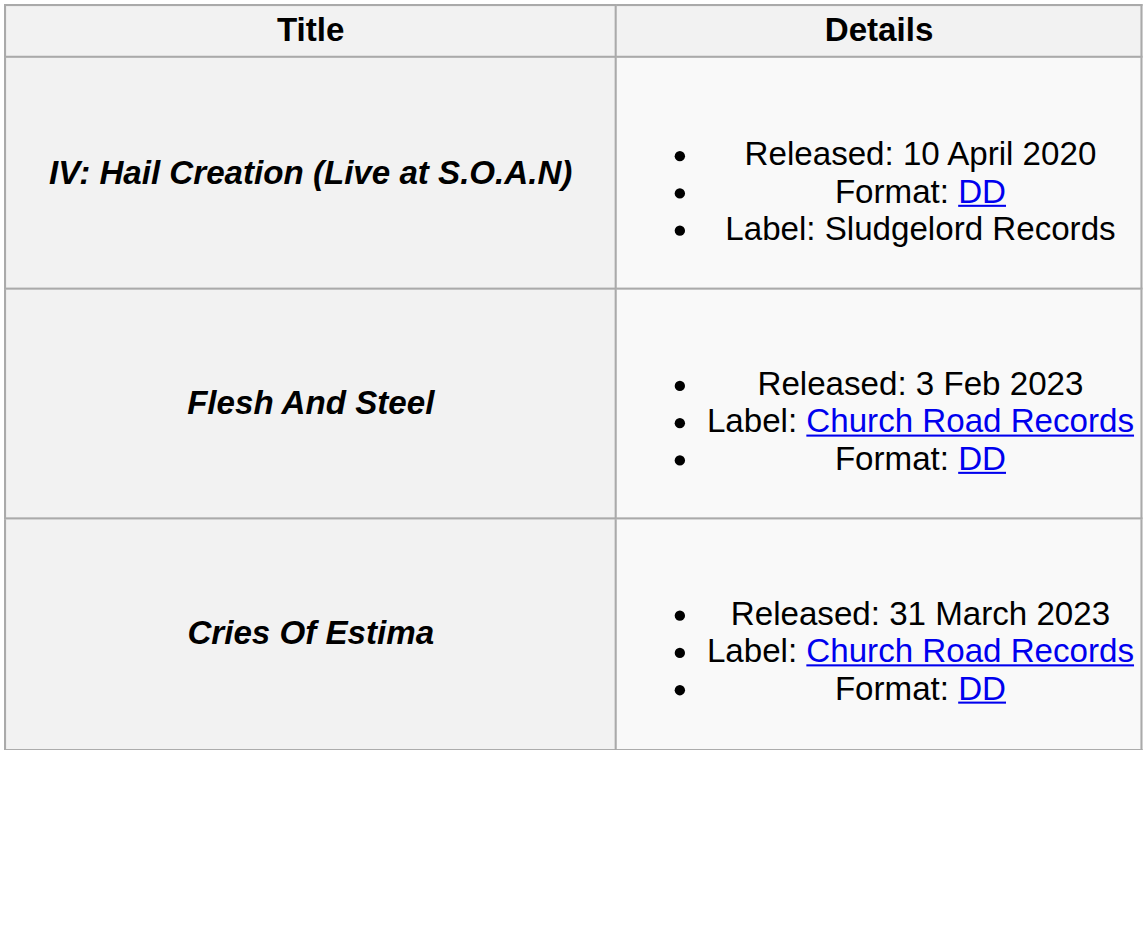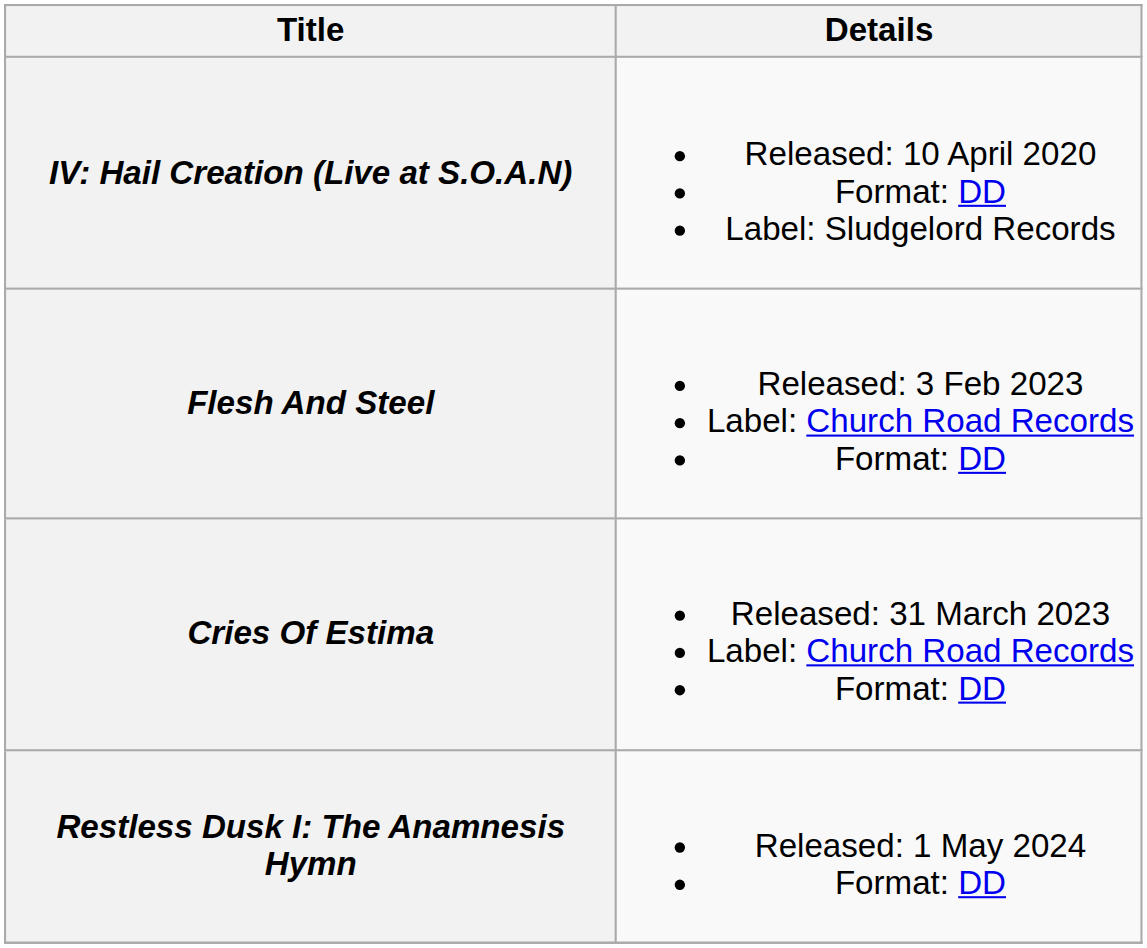+ row: (311, 845)
